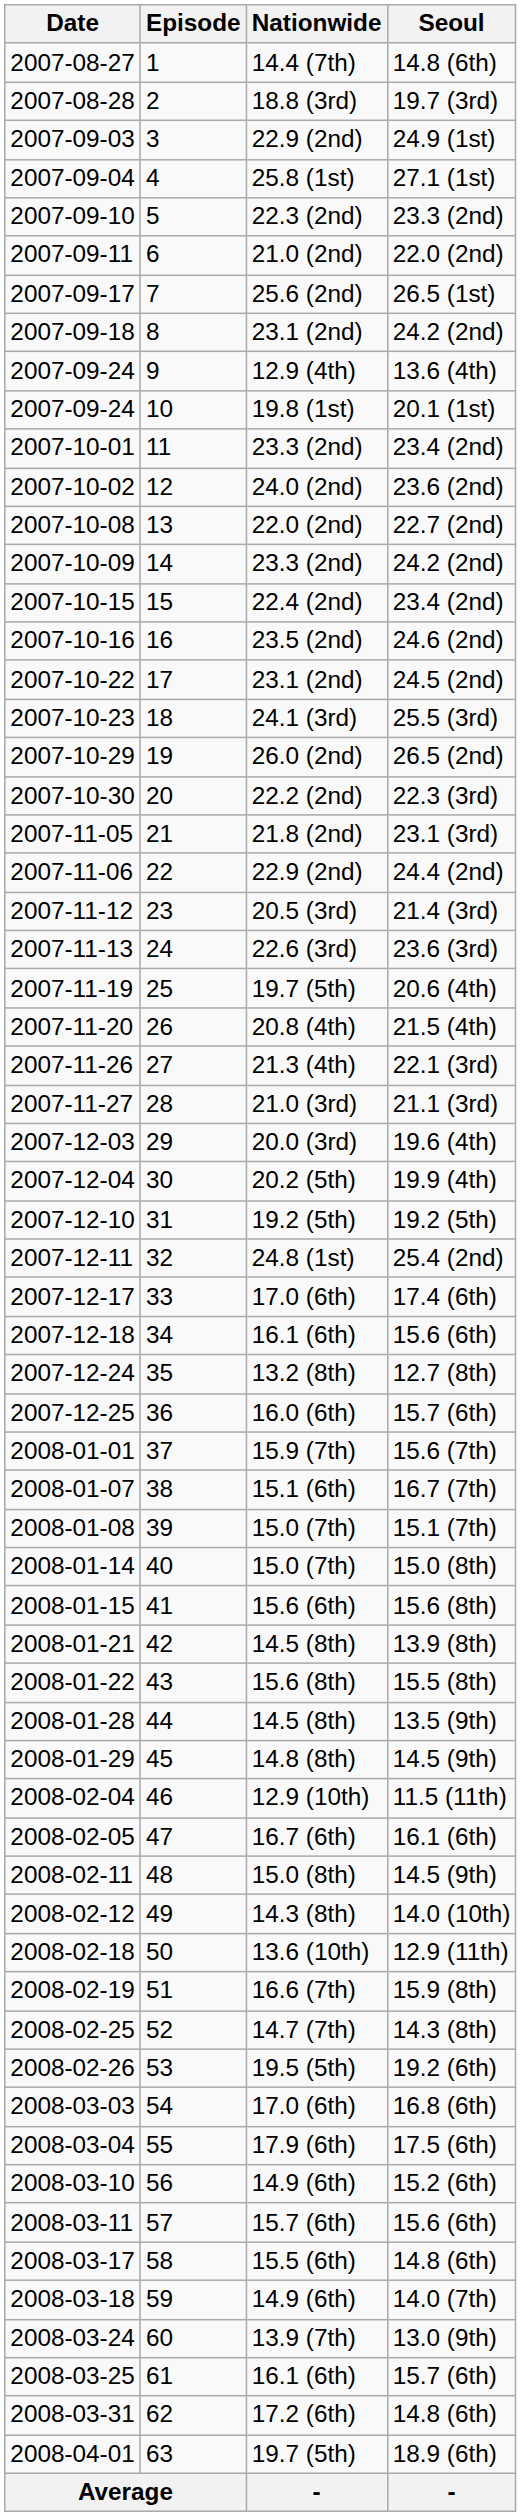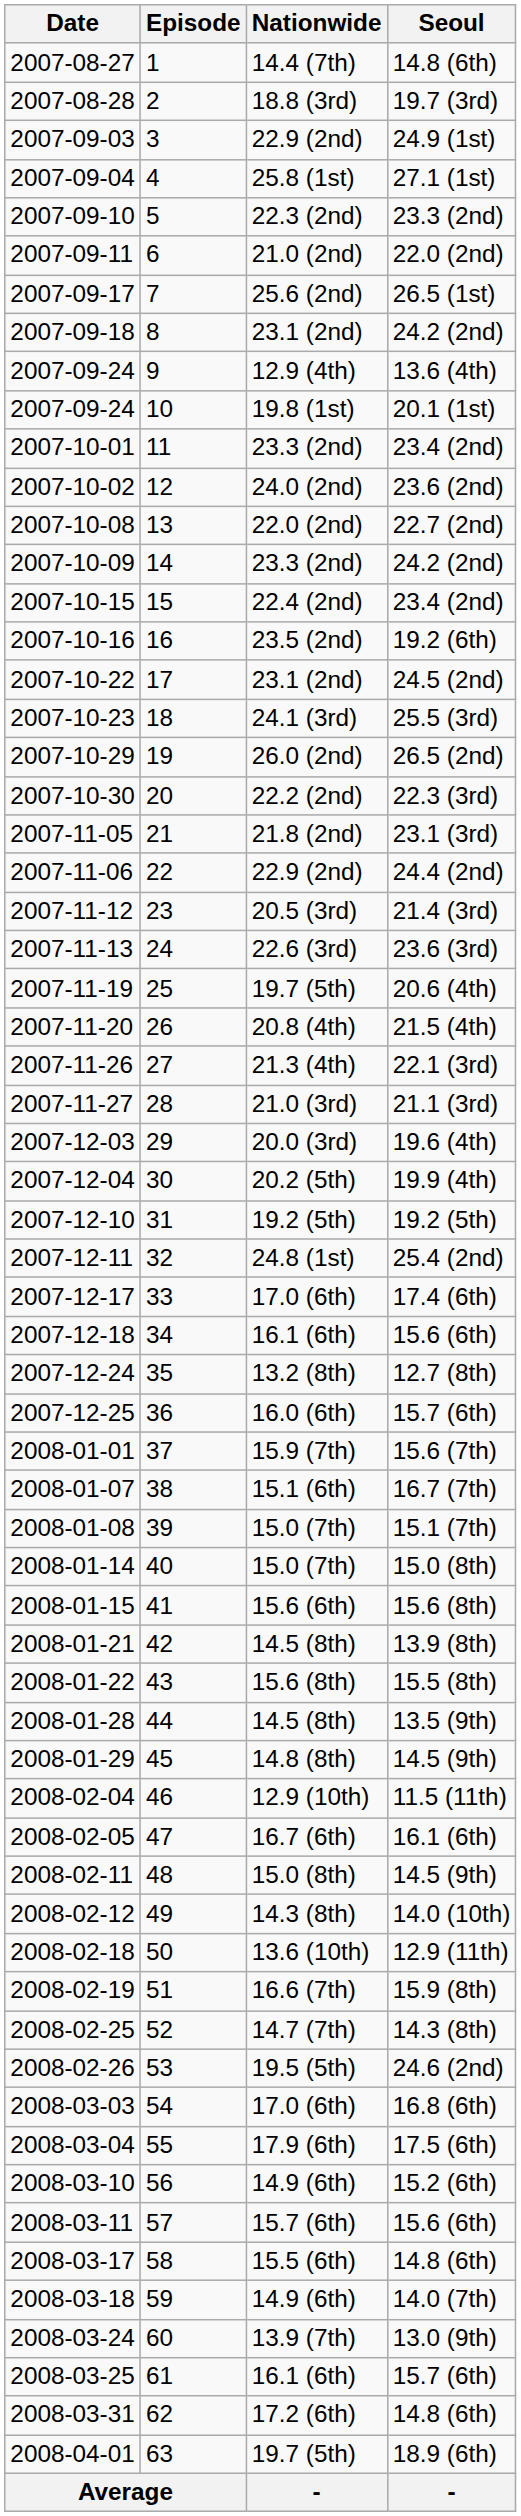(448, 640) 24.6 (2nd) -> (445, 640) 19.2 (6th)
(445, 2067) 19.2 (6th) -> (448, 2067) 24.6 (2nd)
